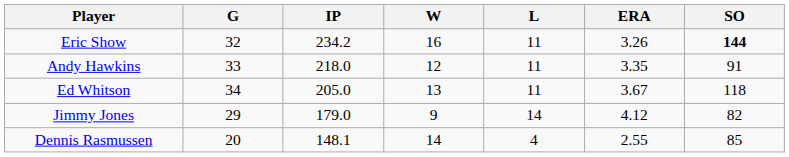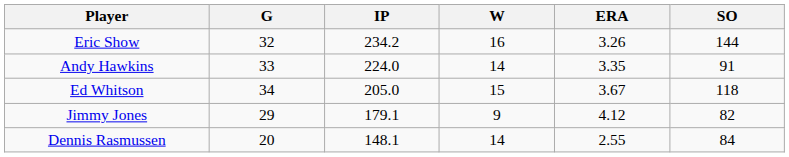- column: (534, 16)
(735, 41) bold -> (727, 41) normal
(333, 66) 218.0 -> (382, 66) 224.0
(434, 66) 12 -> (497, 66) 14
(434, 90) 13 -> (497, 90) 15
(333, 115) 179.0 -> (382, 115) 179.1
(735, 139) 85 -> (727, 139) 84
